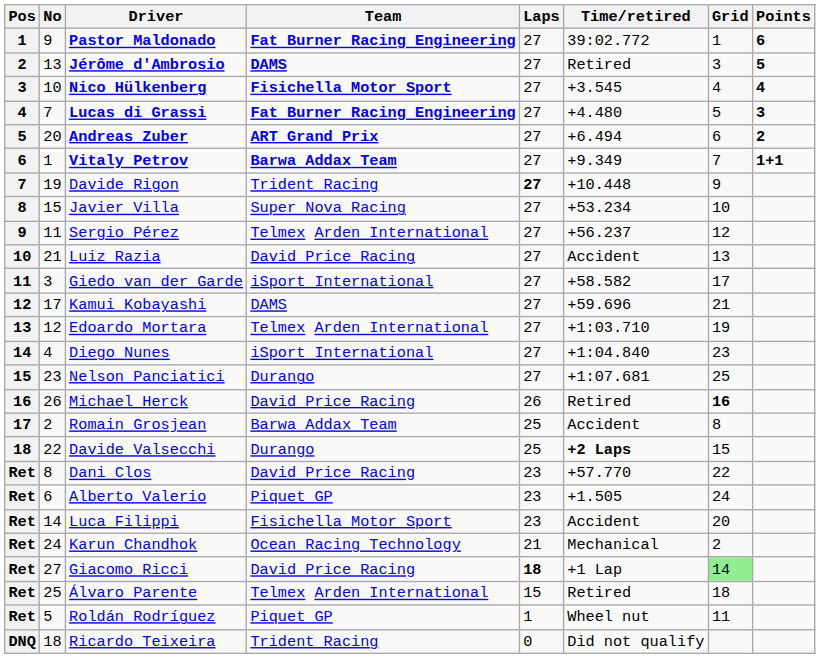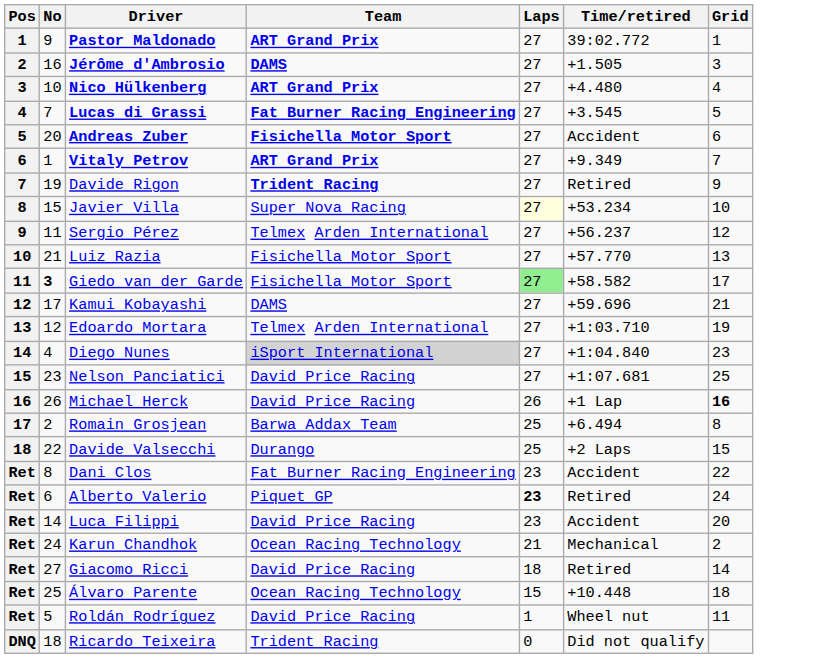- column: (783, 17)
(383, 41) Fat Burner Racing Engineering -> (314, 41) ART Grand Prix
(52, 65) 13 -> (52, 65) 16
(599, 65) Retired -> (595, 65) +1.505
(351, 89) Fisichella Motor Sport -> (314, 89) ART Grand Prix
(595, 89) +3.545 -> (595, 89) +4.480
(595, 113) +4.480 -> (595, 113) +3.545
(314, 137) ART Grand Prix -> (351, 137) Fisichella Motor Sport
(595, 137) +6.494 -> (604, 137) Accident
(324, 161) Barwa Addax Team -> (314, 161) ART Grand Prix
(314, 185) normal -> (314, 185) bold
(532, 185) bold -> (532, 185) normal
(599, 185) +10.448 -> (599, 185) Retired
(532, 209) no background -> (532, 209) lightyellow background
(333, 257) David Price Racing -> (351, 257) Fisichella Motor Sport
(604, 257) Accident -> (599, 257) +57.770
(48, 281) normal -> (48, 281) bold
(342, 281) iSport International -> (351, 281) Fisichella Motor Sport
(532, 281) no background -> (532, 281) lightgreen background
(342, 353) no background -> (342, 353) lightgrey background
(282, 377) Durango -> (333, 377) David Price Racing
(599, 401) Retired -> (595, 401) +1 Lap
(604, 425) Accident -> (595, 425) +6.494
(599, 449) bold -> (599, 449) normal
(333, 473) David Price Racing -> (383, 473) Fat Burner Racing Engineering
(599, 473) +57.770 -> (604, 473) Accident
(532, 497) normal -> (532, 497) bold
(595, 497) +1.505 -> (599, 497) Retired
(351, 521) Fisichella Motor Sport -> (333, 521) David Price Racing
(532, 569) bold -> (532, 569) normal
(595, 569) +1 Lap -> (599, 569) Retired
(721, 569) lightgreen background -> (721, 569) no background
(369, 593) Telmex Arden International -> (356, 593) Ocean Racing Technology
(599, 593) Retired -> (599, 593) +10.448
(292, 617) Piquet GP -> (333, 617) David Price Racing
